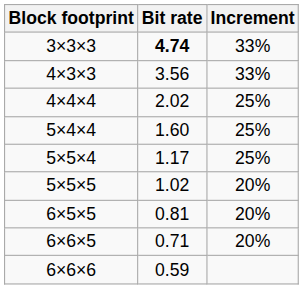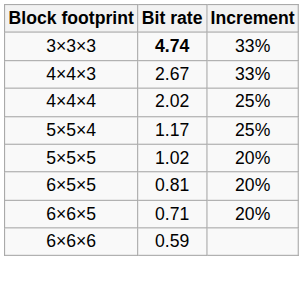- row: (71, 74)
+ row: (71, 74)
- row: (71, 130)
